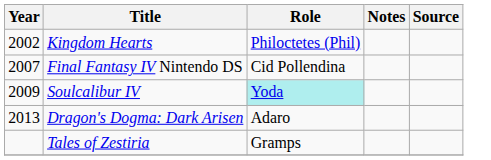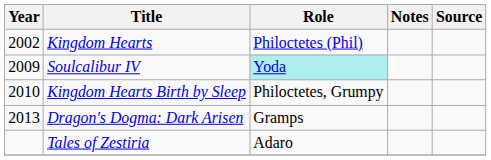- row: (145, 67)
+ row: (147, 92)
(270, 117) Adaro -> (278, 117) Gramps
(276, 142) Gramps -> (273, 142) Adaro
